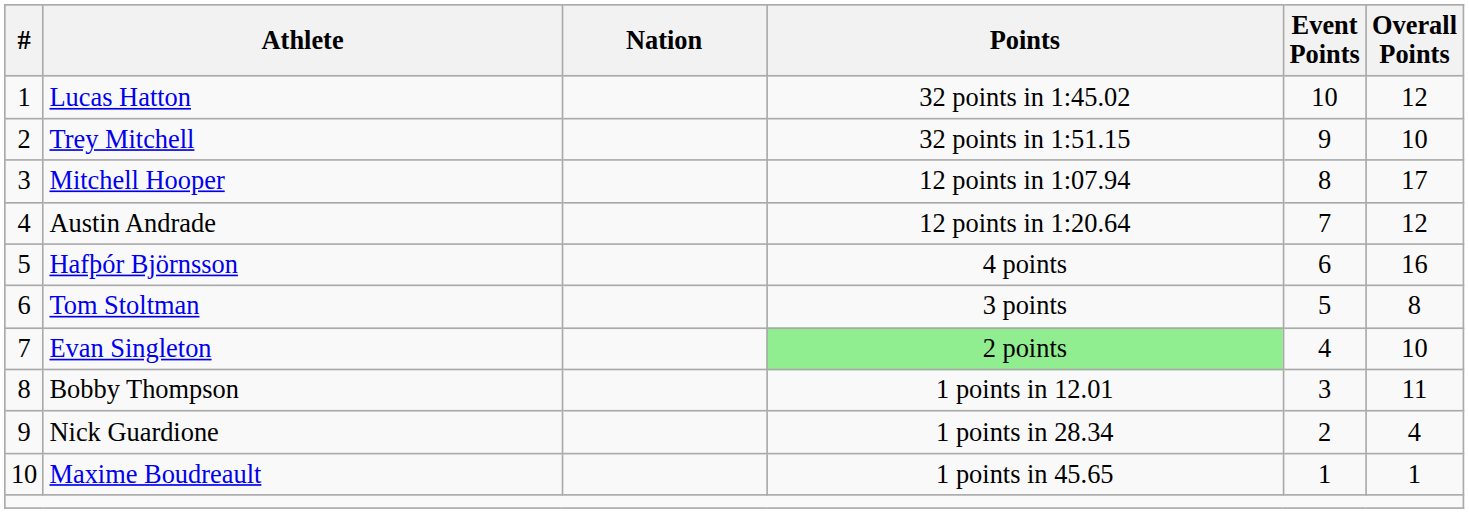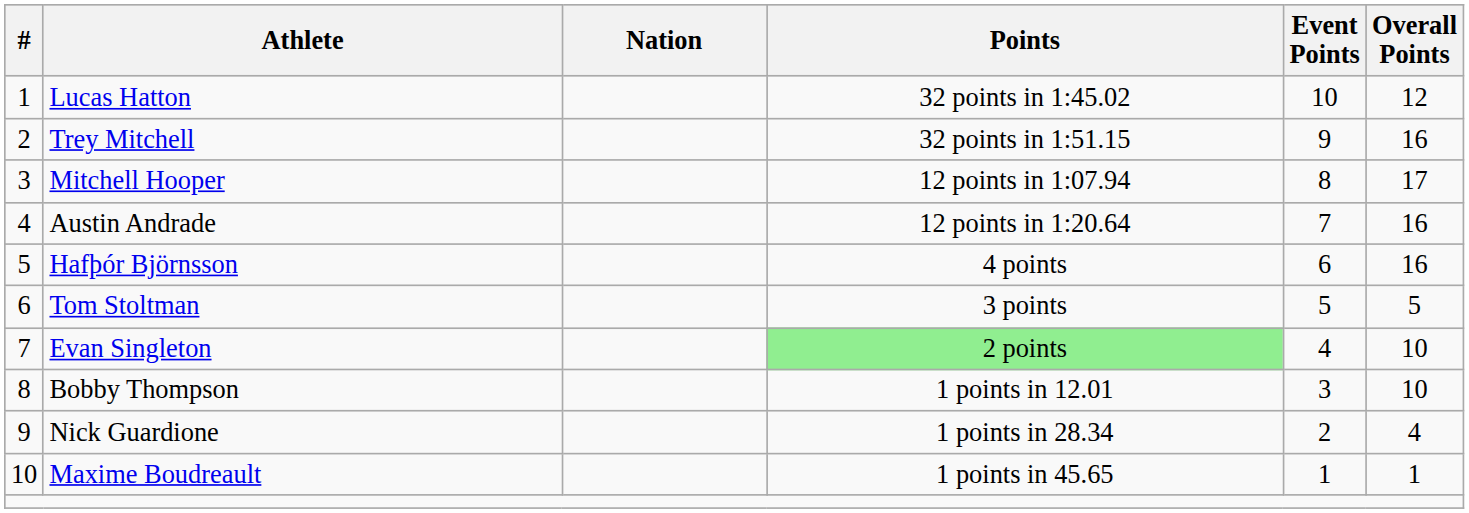(1414, 138) 10 -> (1414, 138) 16
(1414, 222) 12 -> (1414, 222) 16
(1414, 306) 8 -> (1414, 306) 5
(1414, 390) 11 -> (1414, 390) 10
